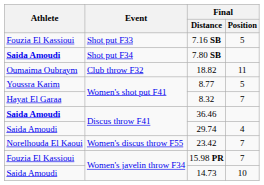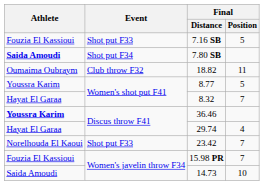(33, 114) Saida Amoudi -> (35, 114) Youssra Karim
(32, 129) Saida Amoudi -> (34, 129) Hayat El Garaa
(135, 143) Women's discus throw F55 -> (110, 143) Shot put F33
